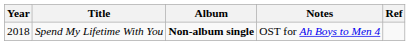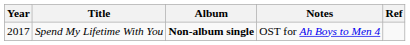(18, 31) 2018 -> (18, 31) 2017
